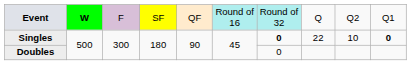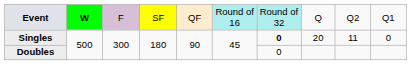(318, 38) 22 -> (318, 38) 20
(353, 38) 10 -> (353, 38) 11
(388, 38) bold -> (388, 38) normal
